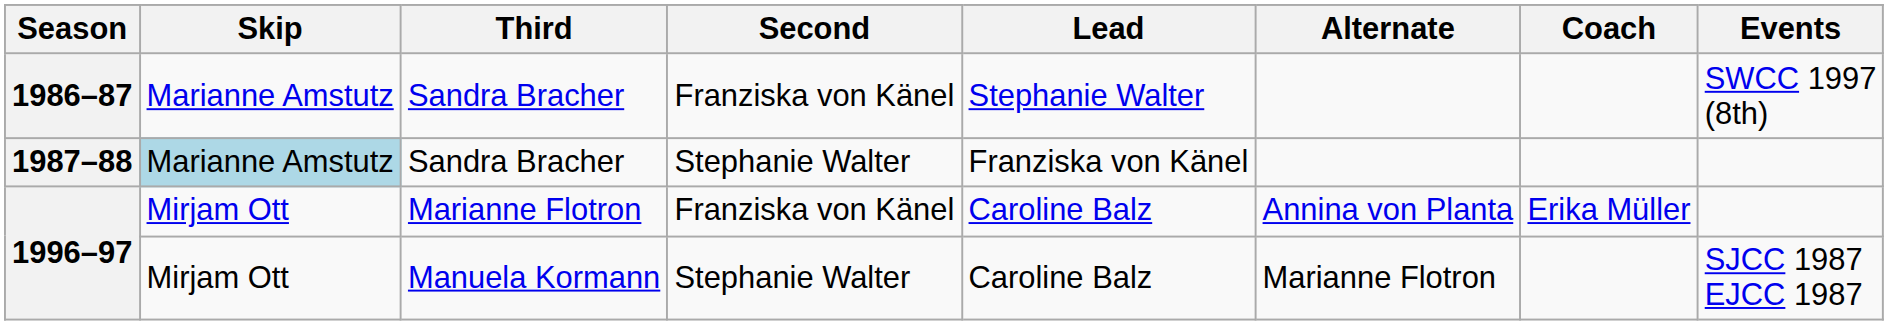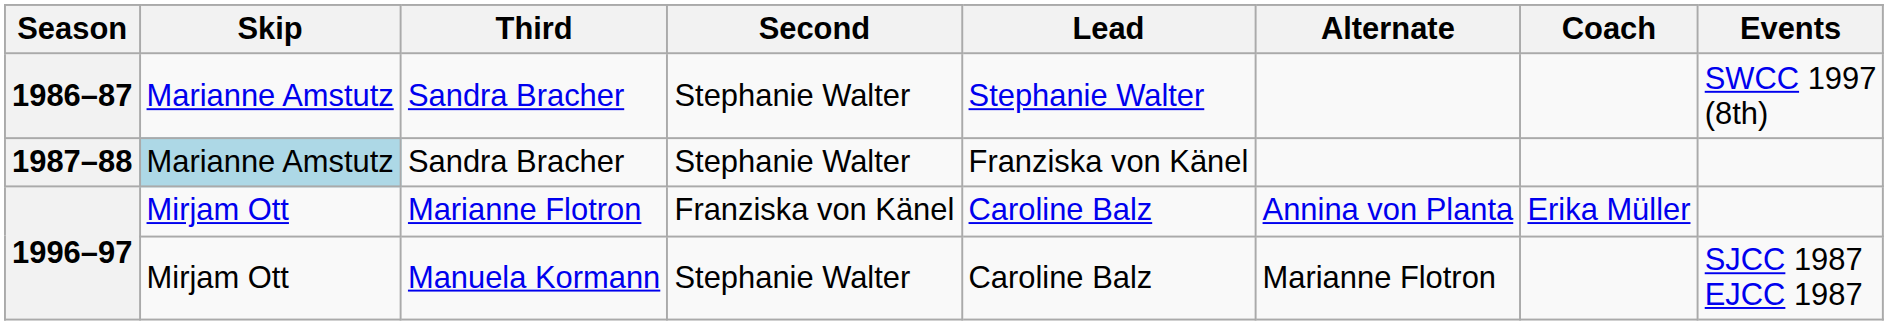(814, 95) Franziska von Känel -> (792, 95) Stephanie Walter
